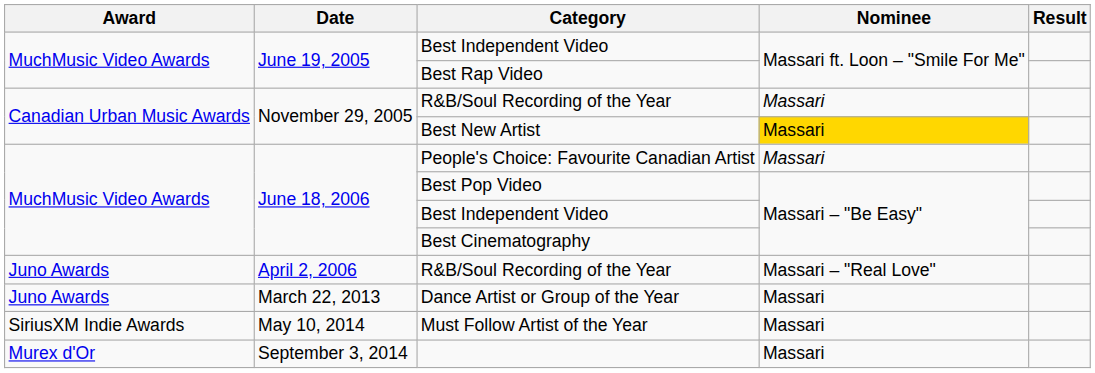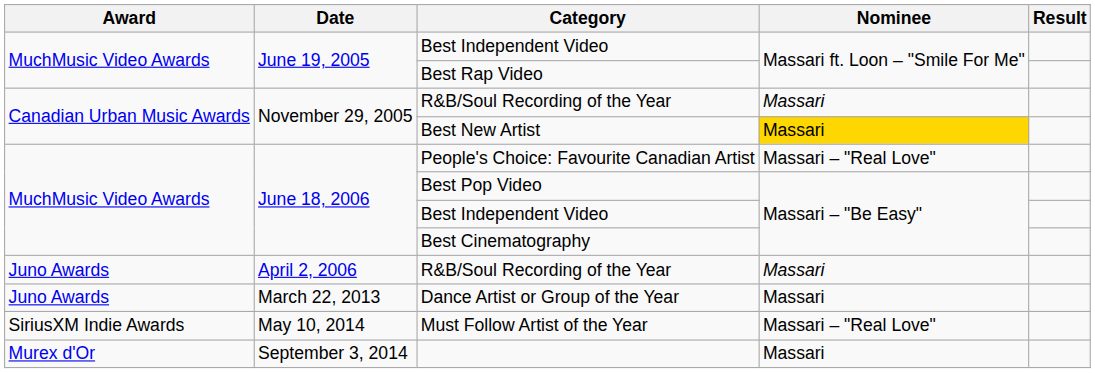(794, 158) Massari -> (849, 158) Massari – "Real Love"
(849, 269) Massari – "Real Love" -> (794, 269) Massari
(794, 325) Massari -> (849, 325) Massari – "Real Love"
